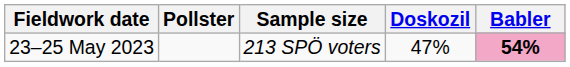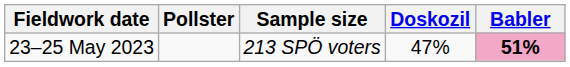(520, 47) 54% -> (520, 47) 51%
